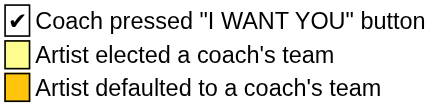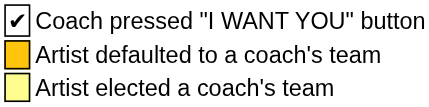rows swapped: (185, 55) <-> (208, 87)
